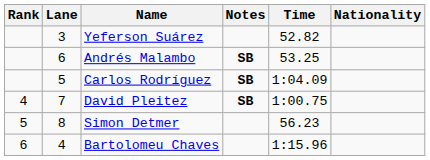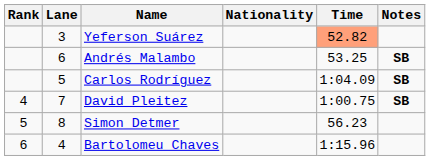columns swapped: (377, 15) <-> (245, 15)
(300, 37) no background -> (347, 37) lightsalmon background
